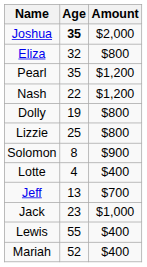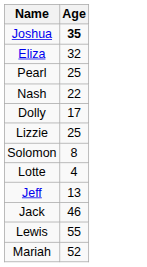- column: (115, 14)
(74, 73) 35 -> (74, 73) 25
(74, 113) 19 -> (74, 113) 17
(74, 212) 23 -> (74, 212) 46
